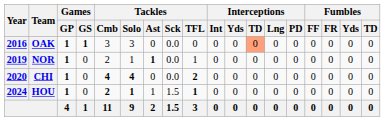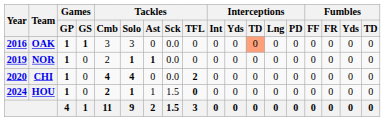(132, 60) normal -> (132, 60) bold
(195, 60) 1 -> (195, 60) 0
(195, 92) 1 -> (195, 92) 0
